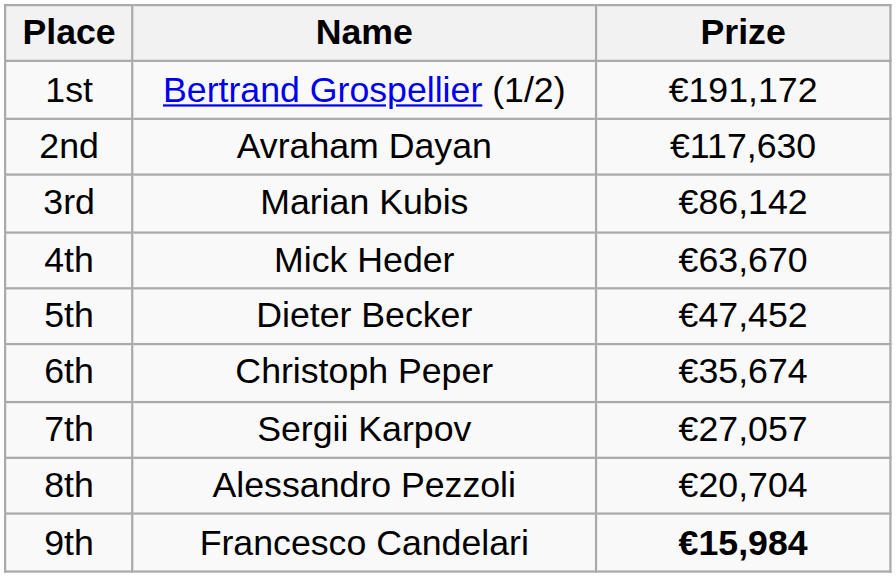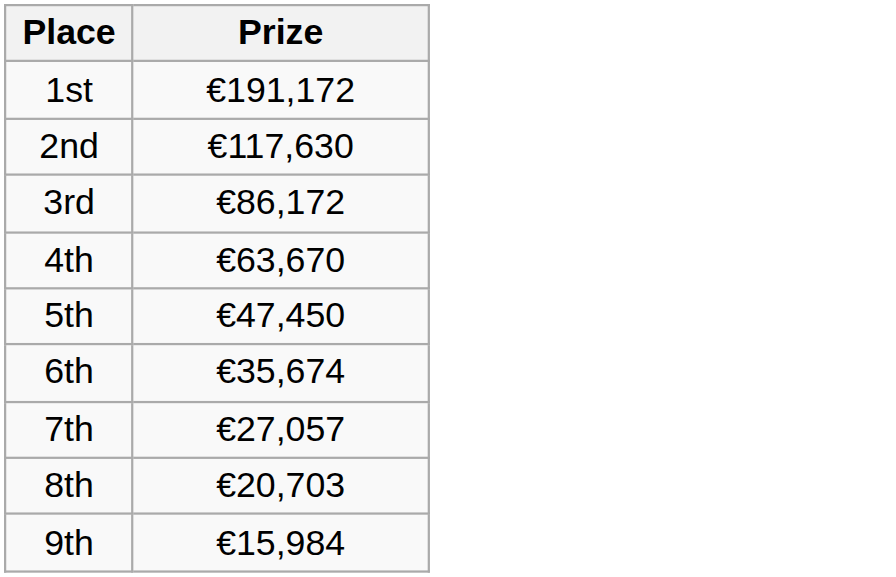- column: (364, 32)
(743, 202) €86,142 -> (281, 202) €86,172
(743, 315) €47,452 -> (281, 315) €47,450
(743, 485) €20,704 -> (281, 485) €20,703
(743, 542) bold -> (281, 542) normal
